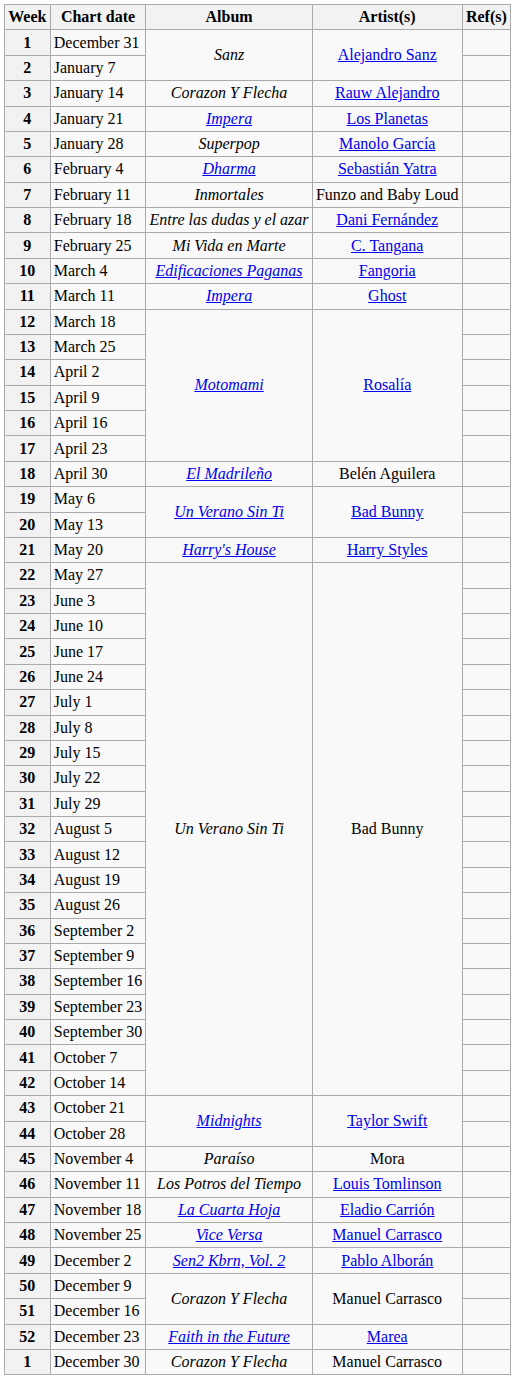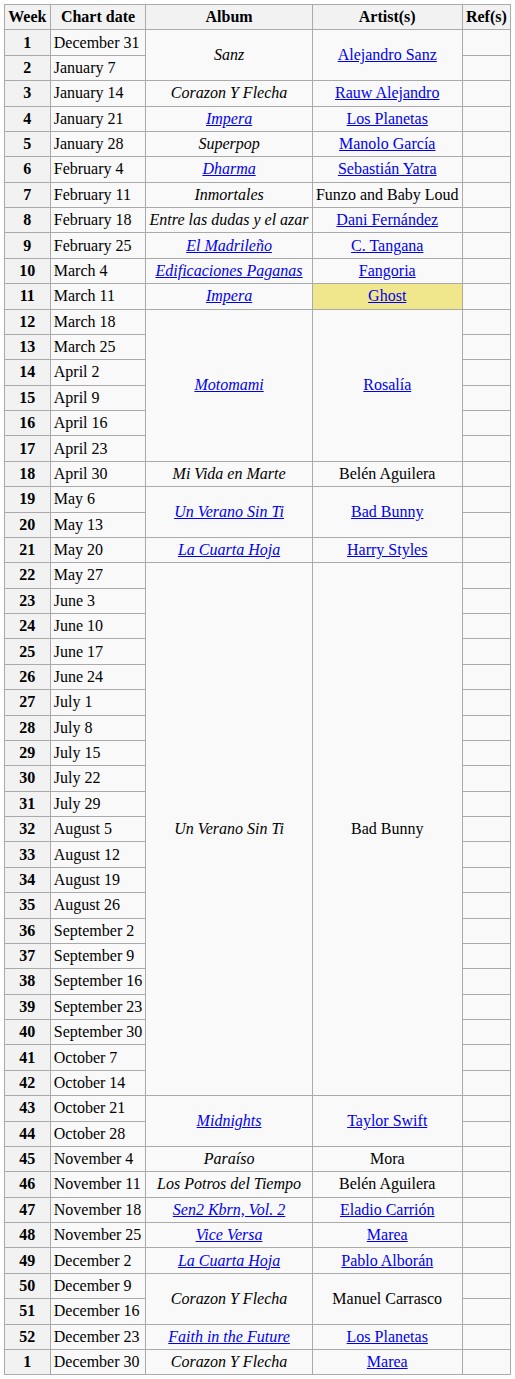(229, 245) Mi Vida en Marte -> (229, 245) El Madrileño
(387, 296) no background -> (387, 296) khaki background
(229, 473) El Madrileño -> (229, 473) Mi Vida en Marte
(229, 550) Harry's House -> (229, 550) La Cuarta Hoja
(387, 1184) Louis Tomlinson -> (387, 1184) Belén Aguilera
(229, 1209) La Cuarta Hoja -> (229, 1209) Sen2 Kbrn, Vol. 2
(387, 1235) Manuel Carrasco -> (387, 1235) Marea
(229, 1260) Sen2 Kbrn, Vol. 2 -> (229, 1260) La Cuarta Hoja
(387, 1336) Marea -> (387, 1336) Los Planetas
(387, 1362) Manuel Carrasco -> (387, 1362) Marea
